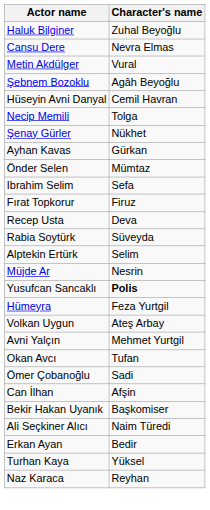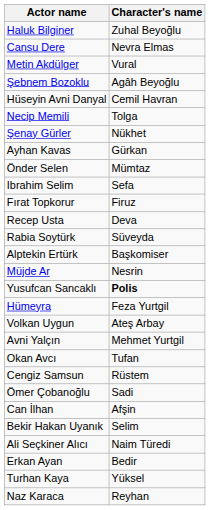(125, 254) Selim -> (140, 254) Başkomiser
+ row: (45, 375)
(140, 409) Başkomiser -> (125, 427) Selim
